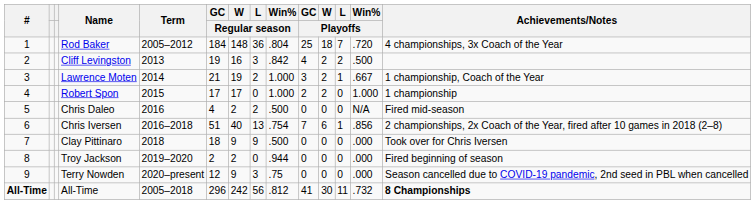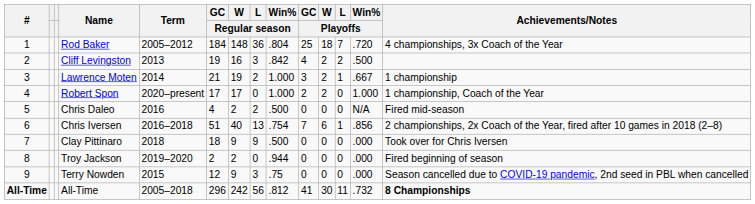(465, 77) 1 championship, Coach of the Year -> (421, 77) 1 championship
(153, 93) 2015 -> (173, 93) 2020–present
(421, 93) 1 championship -> (465, 93) 1 championship, Coach of the Year
(173, 175) 2020–present -> (153, 175) 2015
